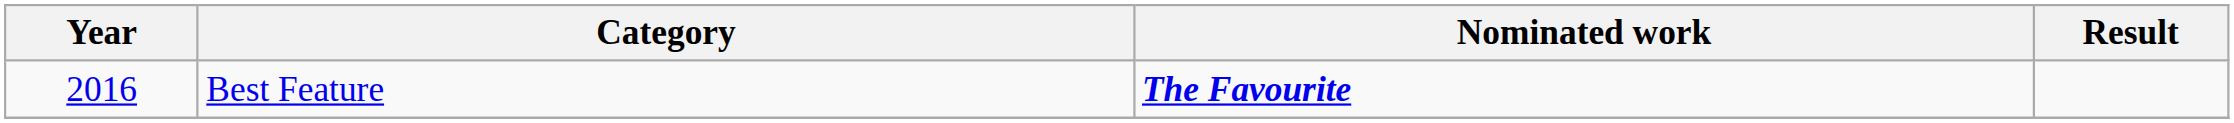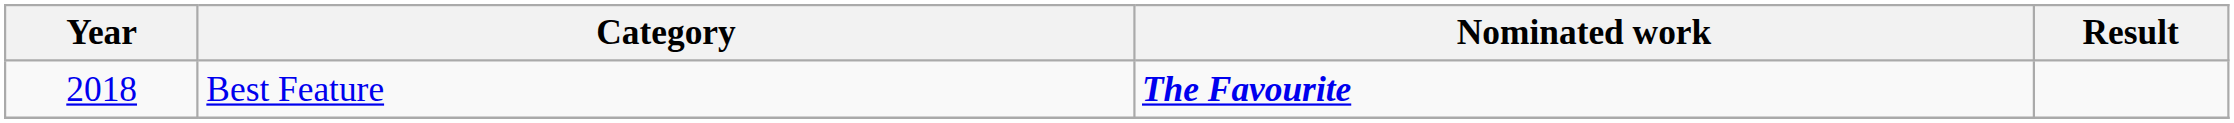(102, 88) 2016 -> (102, 88) 2018
